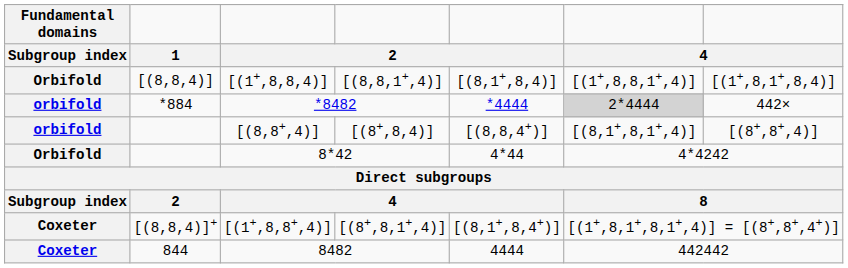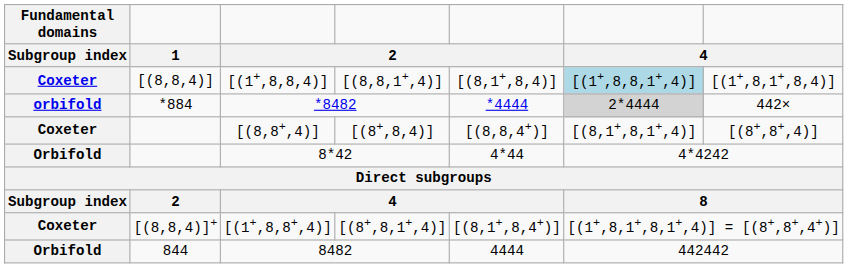(67, 80) Orbifold -> (67, 80) Coxeter
(634, 80) no background -> (634, 80) lightblue background
(67, 130) orbifold -> (67, 130) Coxeter
(67, 251) Coxeter -> (67, 251) Orbifold
